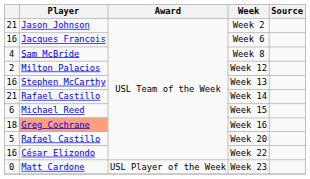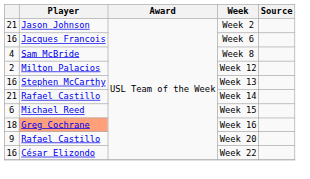(12, 139) 5 -> (12, 139) 9
- row: (249, 167)
